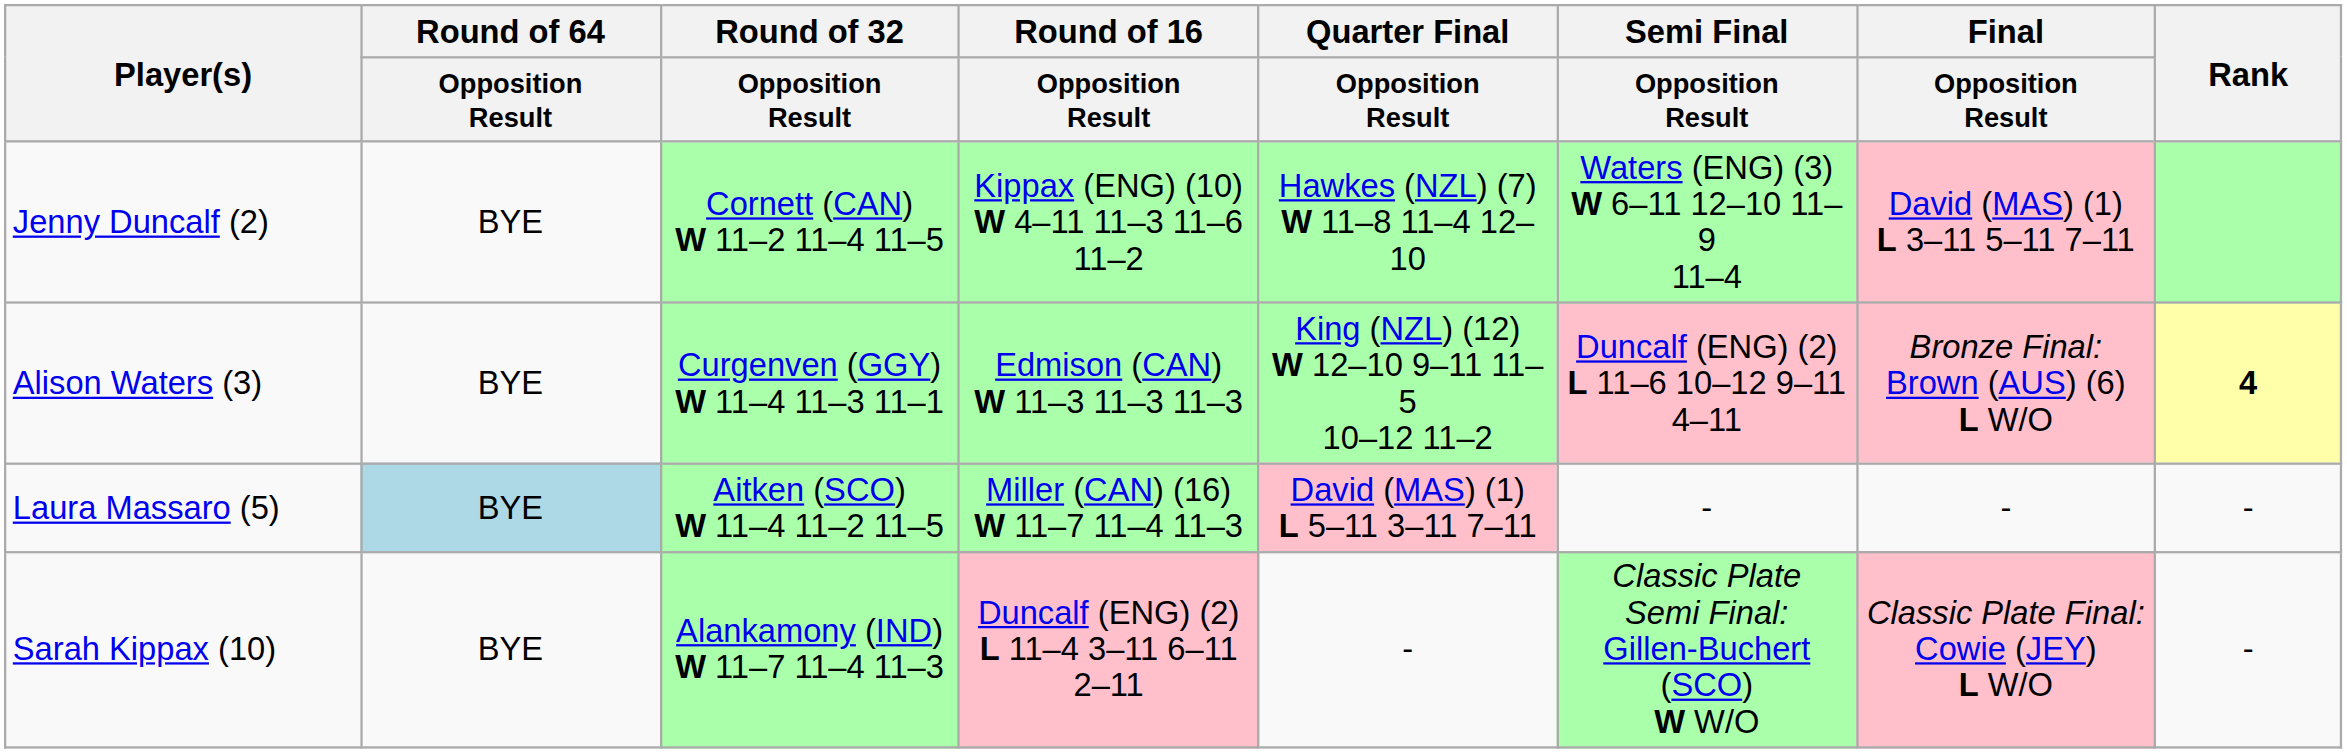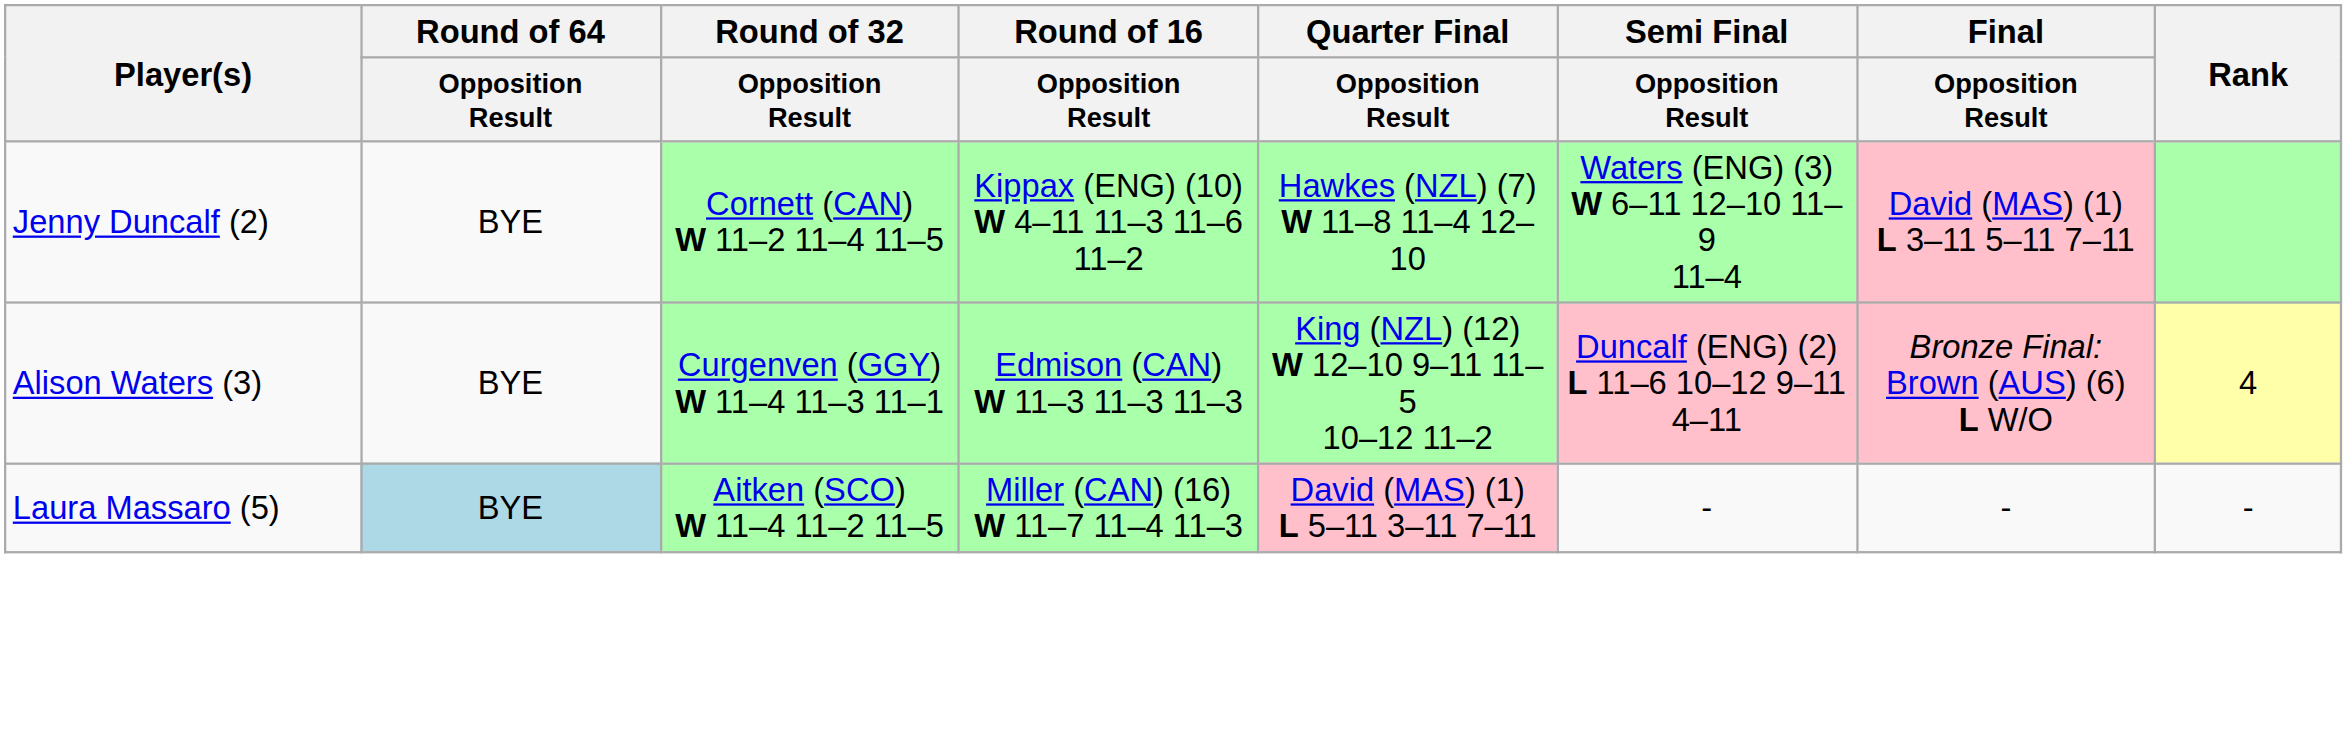(2248, 383) bold -> (2248, 383) normal
- row: (144, 650)
